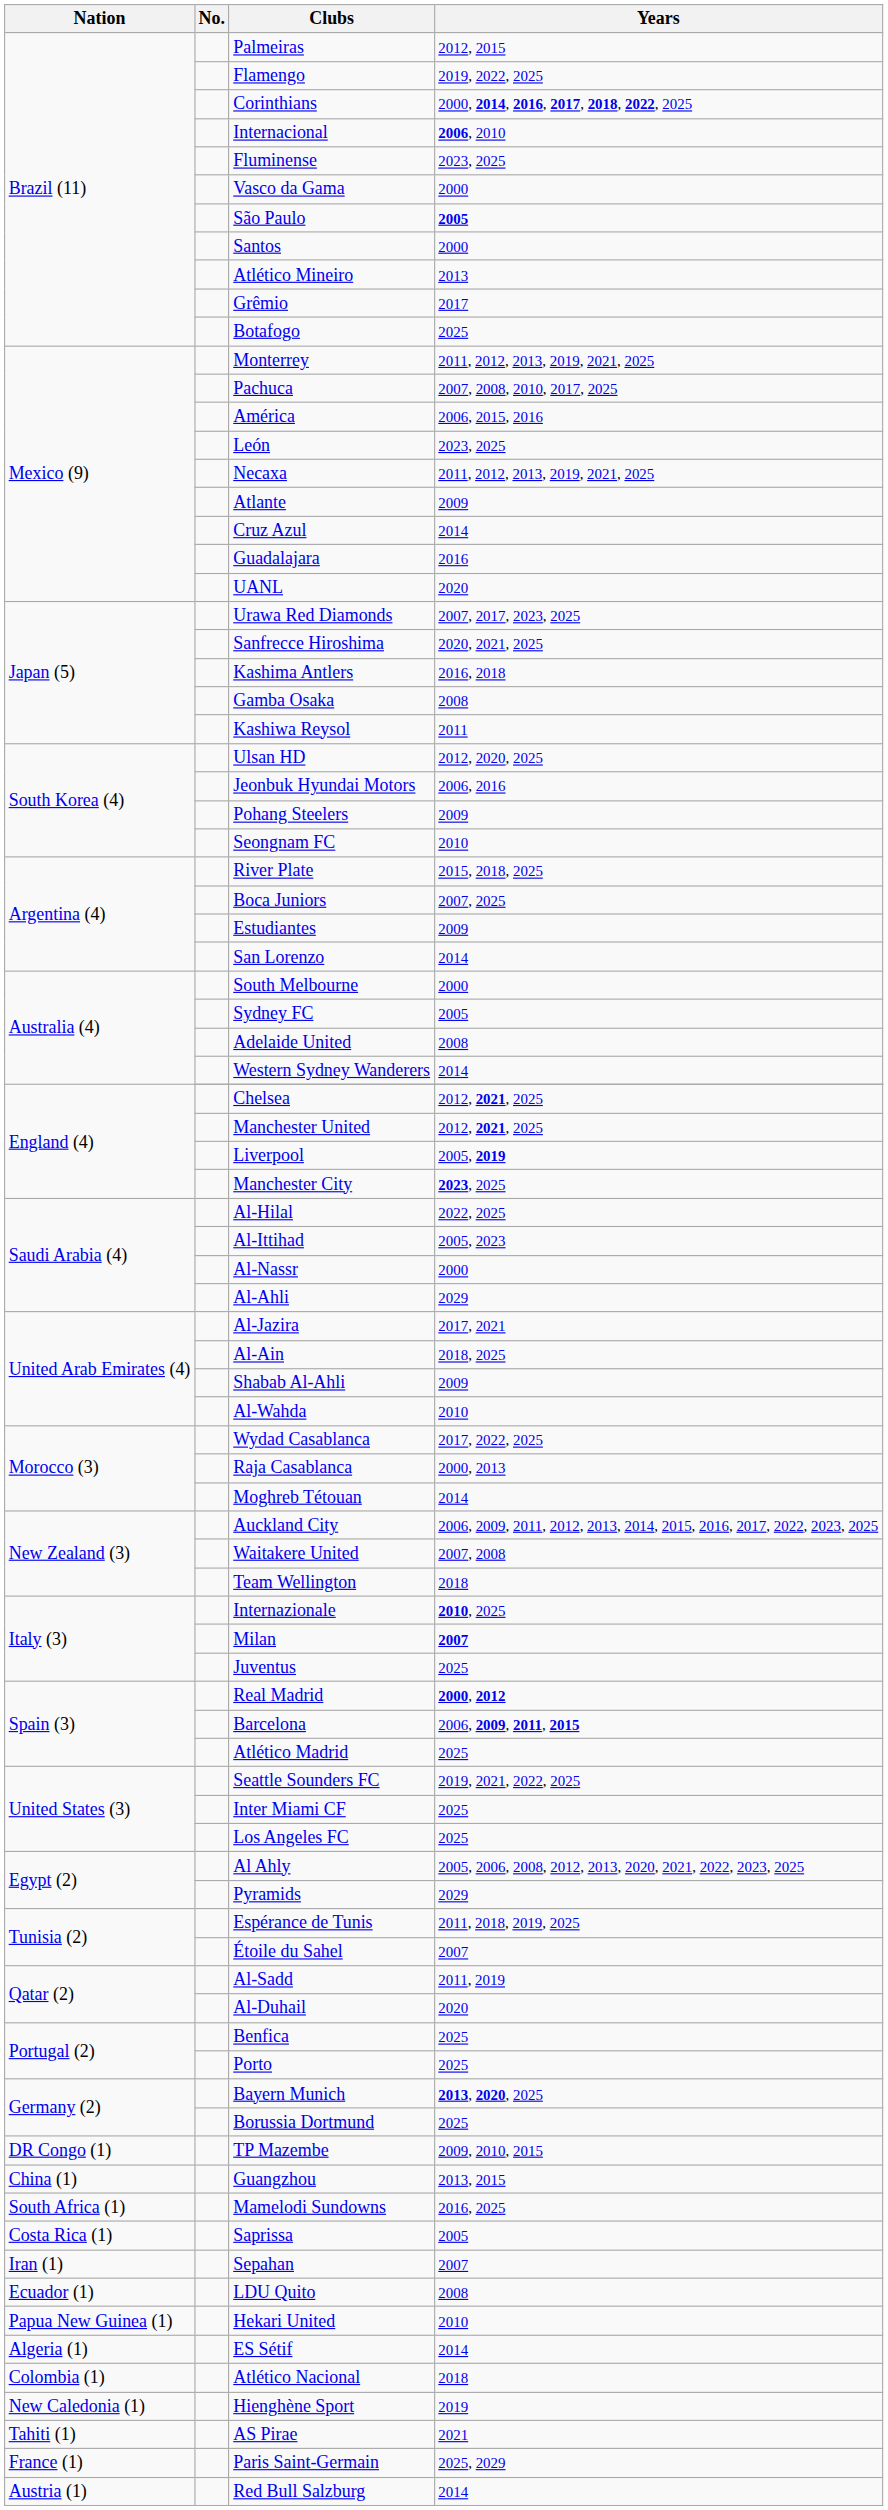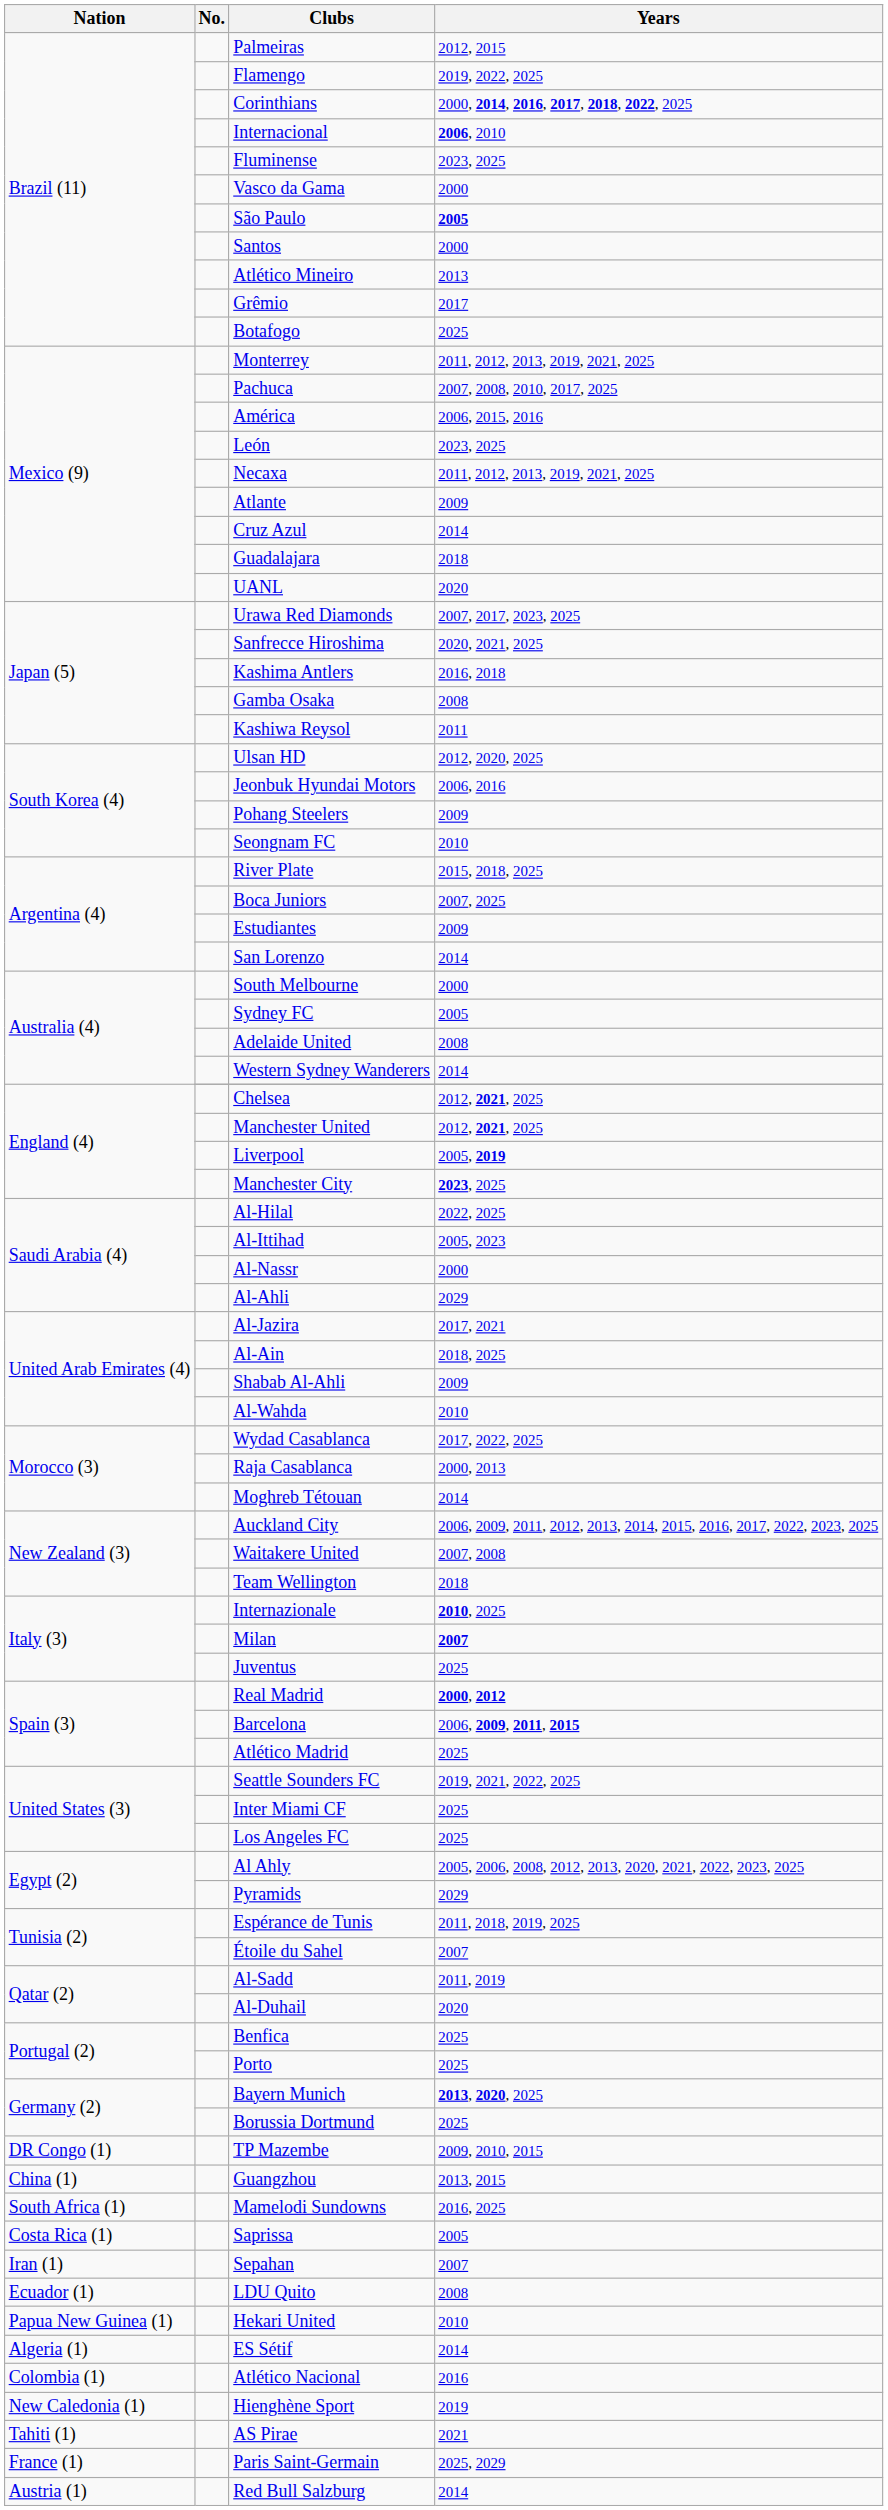(453, 559) 2016 -> (453, 559) 2018
(453, 2378) 2018 -> (453, 2378) 2016
